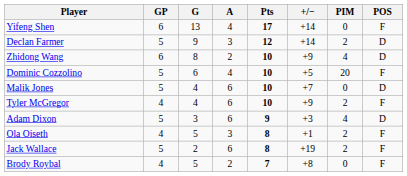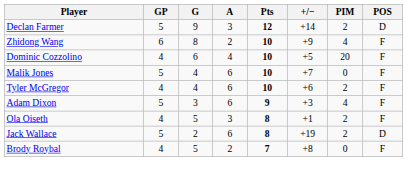- row: (30, 27)
(382, 57) D -> (382, 42) F
(161, 73) 5 -> (161, 57) 4
(382, 88) D -> (382, 73) F
(308, 103) +9 -> (308, 88) +6
(382, 118) D -> (382, 103) F
(382, 149) F -> (382, 133) D
